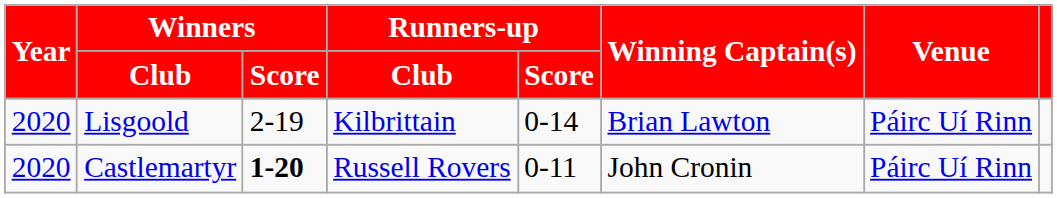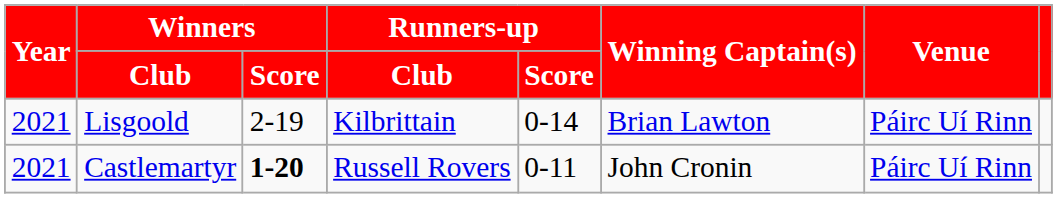(41, 121) 2020 -> (41, 121) 2021
(41, 167) 2020 -> (41, 167) 2021
